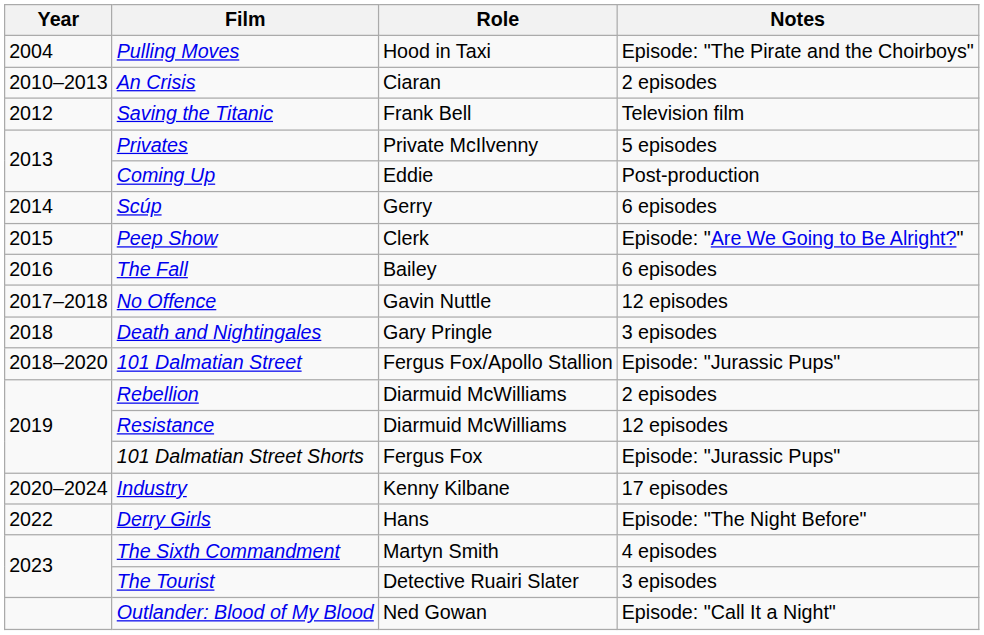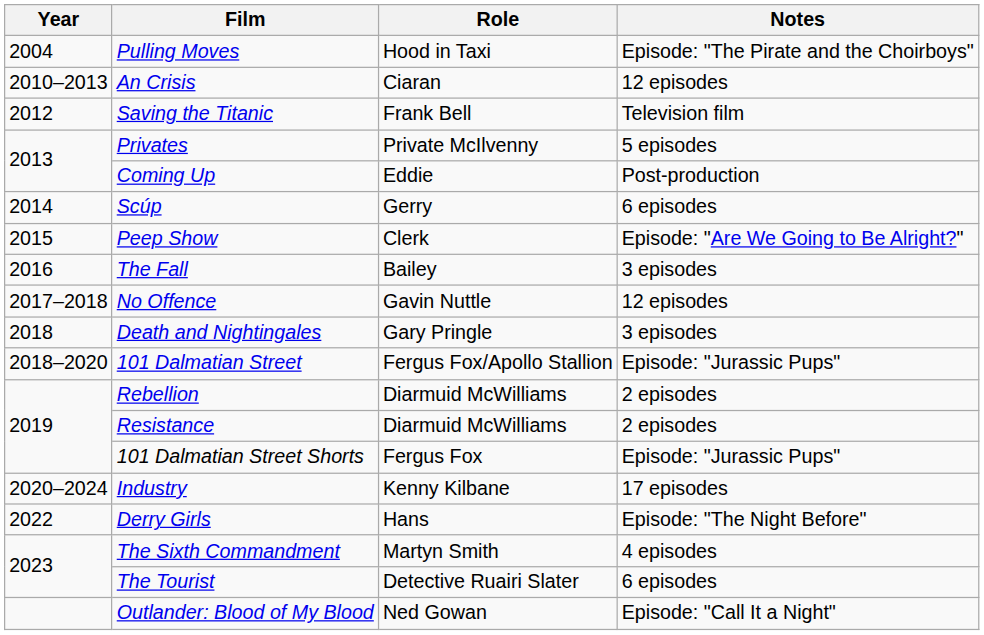(669, 82) 2 episodes -> (675, 82) 12 episodes
(669, 269) 6 episodes -> (669, 269) 3 episodes
(675, 425) 12 episodes -> (669, 425) 2 episodes
(669, 581) 3 episodes -> (669, 581) 6 episodes
